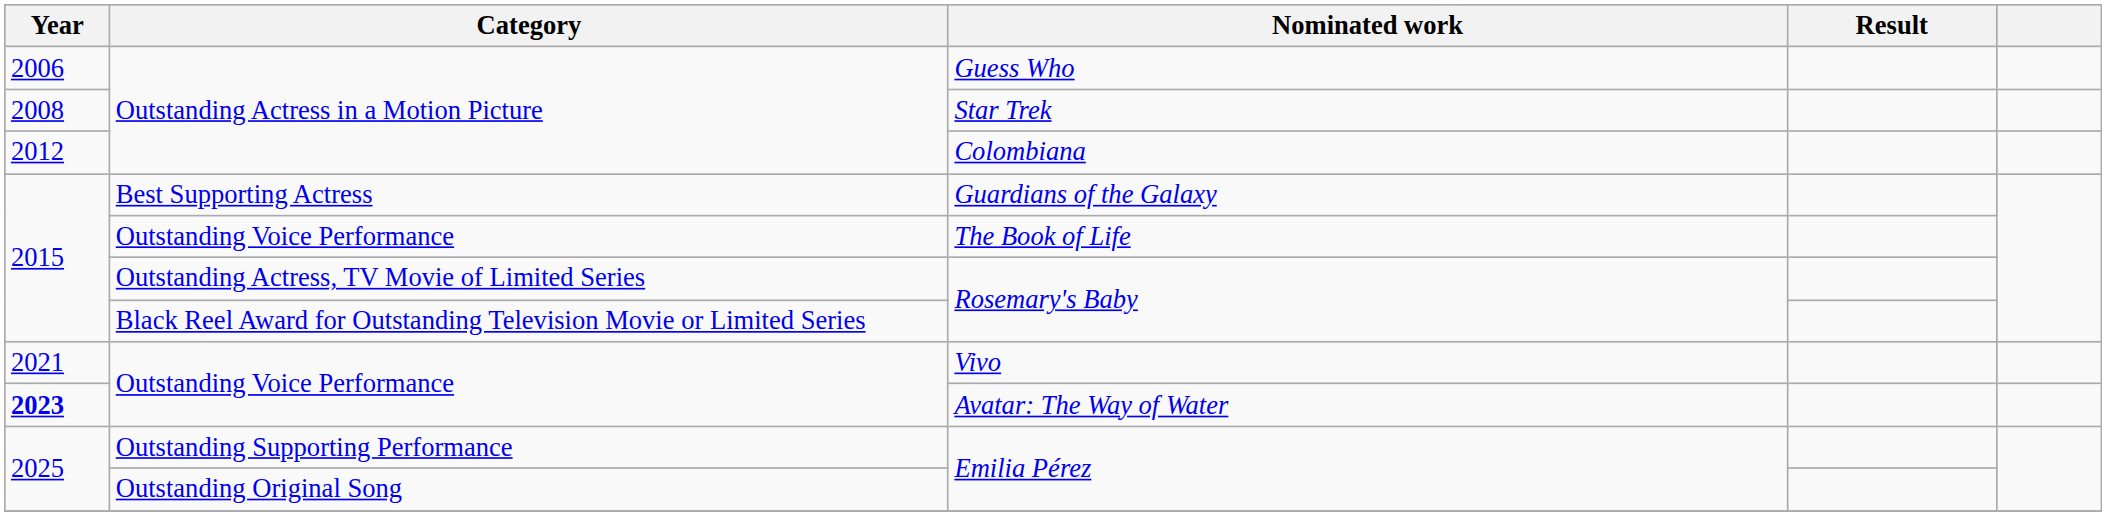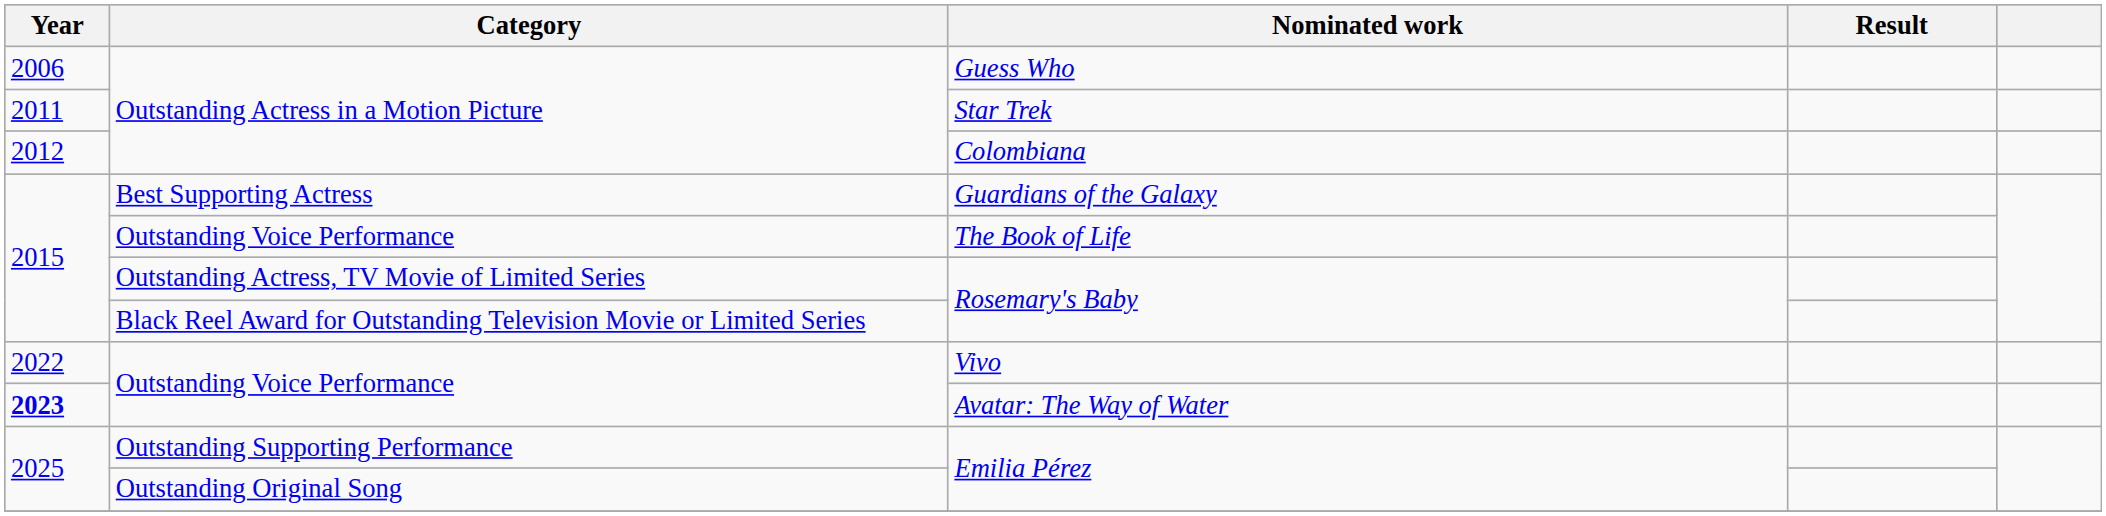(38, 109) 2008 -> (37, 109) 2011
(38, 362) 2021 -> (38, 362) 2022
